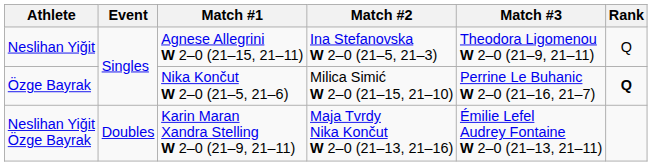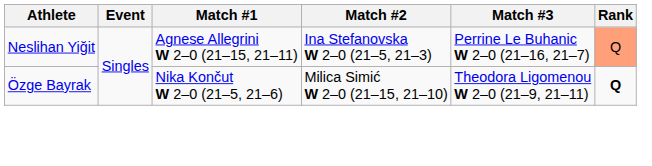(528, 46) Theodora Ligomenou W 2–0 (21–9, 21–11) -> (522, 46) Perrine Le Buhanic W 2–0 (21–16, 21–7)
(626, 46) no background -> (616, 46) lightsalmon background
(528, 85) Perrine Le Buhanic W 2–0 (21–16, 21–7) -> (523, 85) Theodora Ligomenou W 2–0 (21–9, 21–11)
- row: (51, 133)
